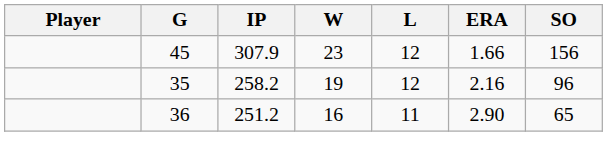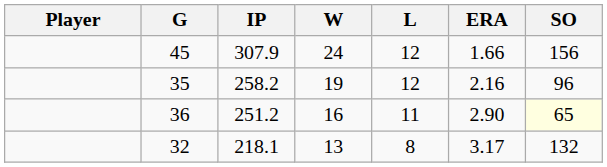(333, 51) 23 -> (333, 51) 24
(564, 114) no background -> (564, 114) lightyellow background
+ row: (180, 146)
